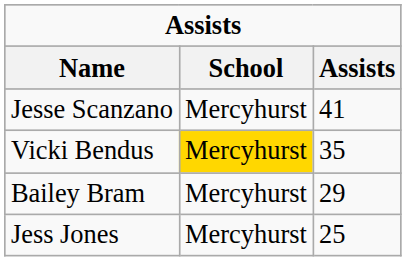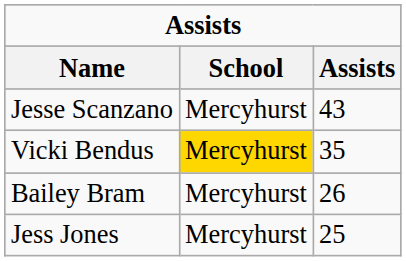(332, 109) 41 -> (332, 109) 43
(332, 192) 29 -> (332, 192) 26
